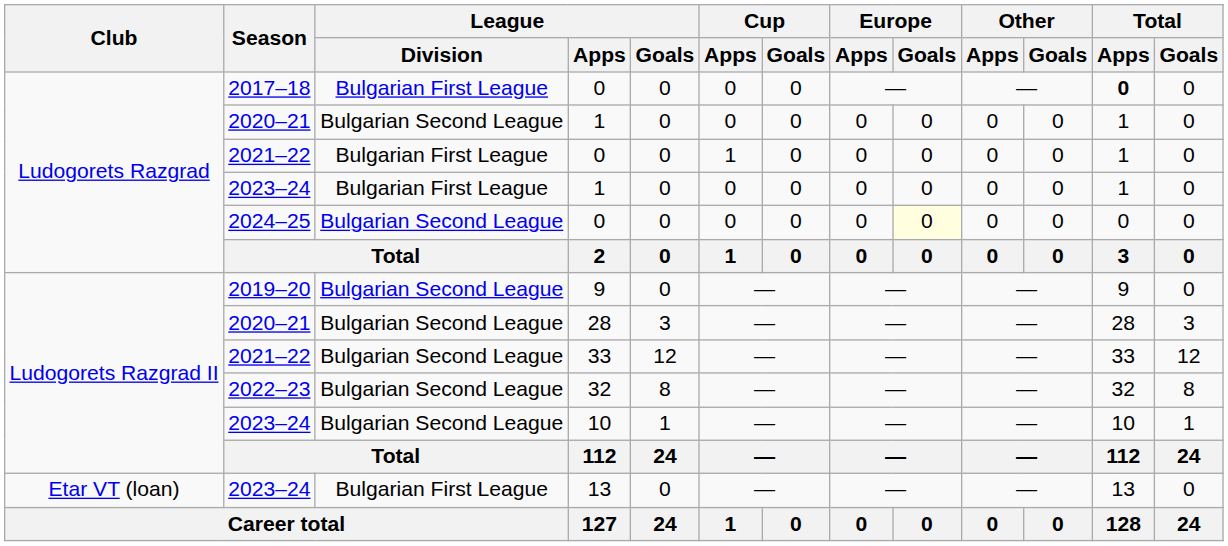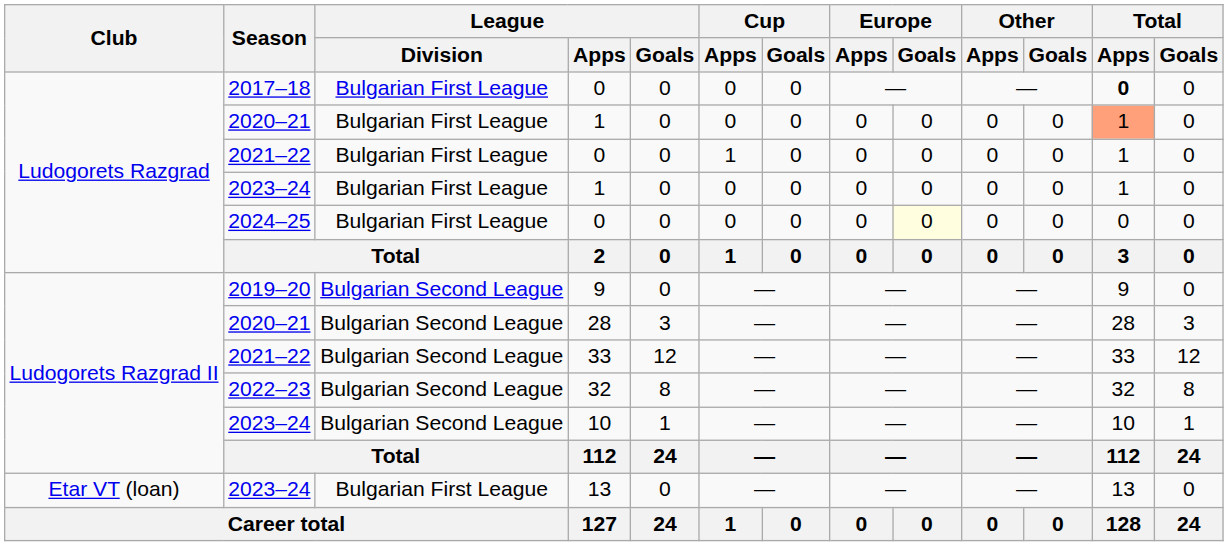(442, 121) Bulgarian Second League -> (442, 121) Bulgarian First League
(1123, 121) no background -> (1123, 121) lightsalmon background
(442, 222) Bulgarian Second League -> (442, 222) Bulgarian First League
